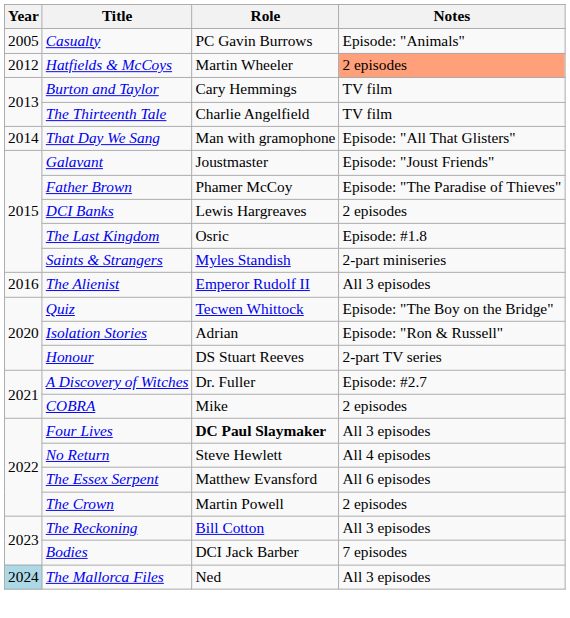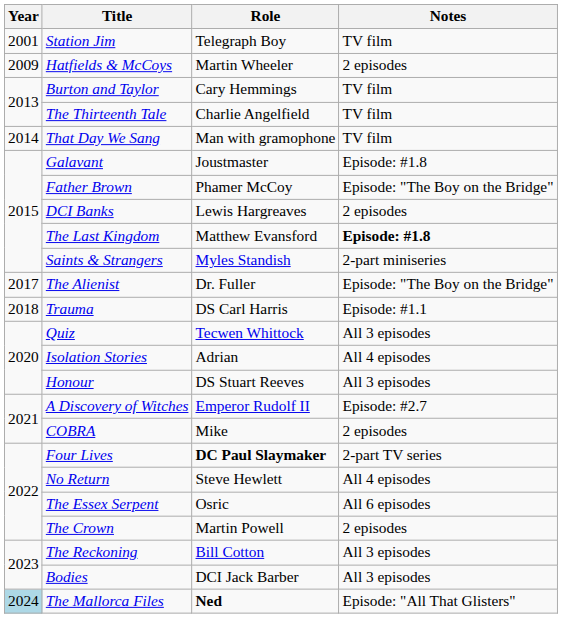+ row: (81, 41)
- row: (73, 41)
(23, 65) 2012 -> (23, 65) 2009
(375, 65) lightsalmon background -> (375, 65) no background
(429, 138) Episode: "All That Glisters" -> (367, 138) TV film
(418, 162) Episode: "Joust Friends" -> (385, 162) Episode: #1.8
(452, 187) Episode: "The Paradise of Thieves" -> (448, 187) Episode: "The Boy on the Bridge"
(212, 235) Osric -> (256, 235) Matthew Evansford
(385, 235) normal -> (386, 235) bold
(23, 284) 2016 -> (23, 284) 2017
(253, 284) Emperor Rudolf II -> (225, 284) Dr. Fuller
(386, 284) All 3 episodes -> (448, 284) Episode: "The Boy on the Bridge"
+ row: (70, 308)
(448, 308) Episode: "The Boy on the Bridge" -> (386, 333) All 3 episodes
(423, 333) Episode: "Ron & Russell" -> (386, 357) All 4 episodes
(392, 357) 2-part TV series -> (386, 382) All 3 episodes
(225, 382) Dr. Fuller -> (253, 406) Emperor Rudolf II
(386, 430) All 3 episodes -> (392, 455) 2-part TV series
(256, 479) Matthew Evansford -> (212, 503) Osric
(375, 552) 7 episodes -> (386, 576) All 3 episodes
(208, 576) normal -> (209, 601) bold
(386, 576) All 3 episodes -> (429, 601) Episode: "All That Glisters"
